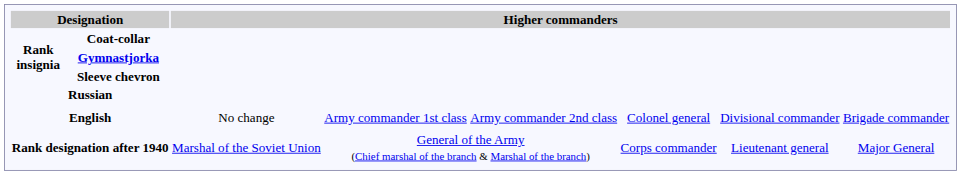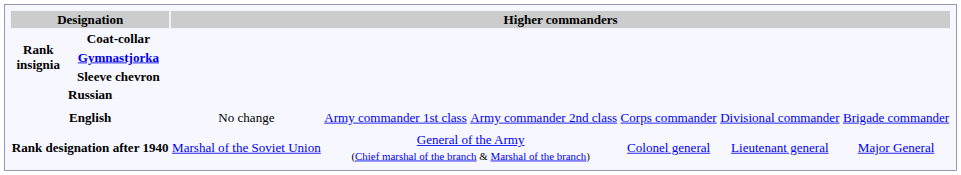(669, 117) Colonel general -> (669, 117) Corps commander
(669, 147) Corps commander -> (669, 147) Colonel general
